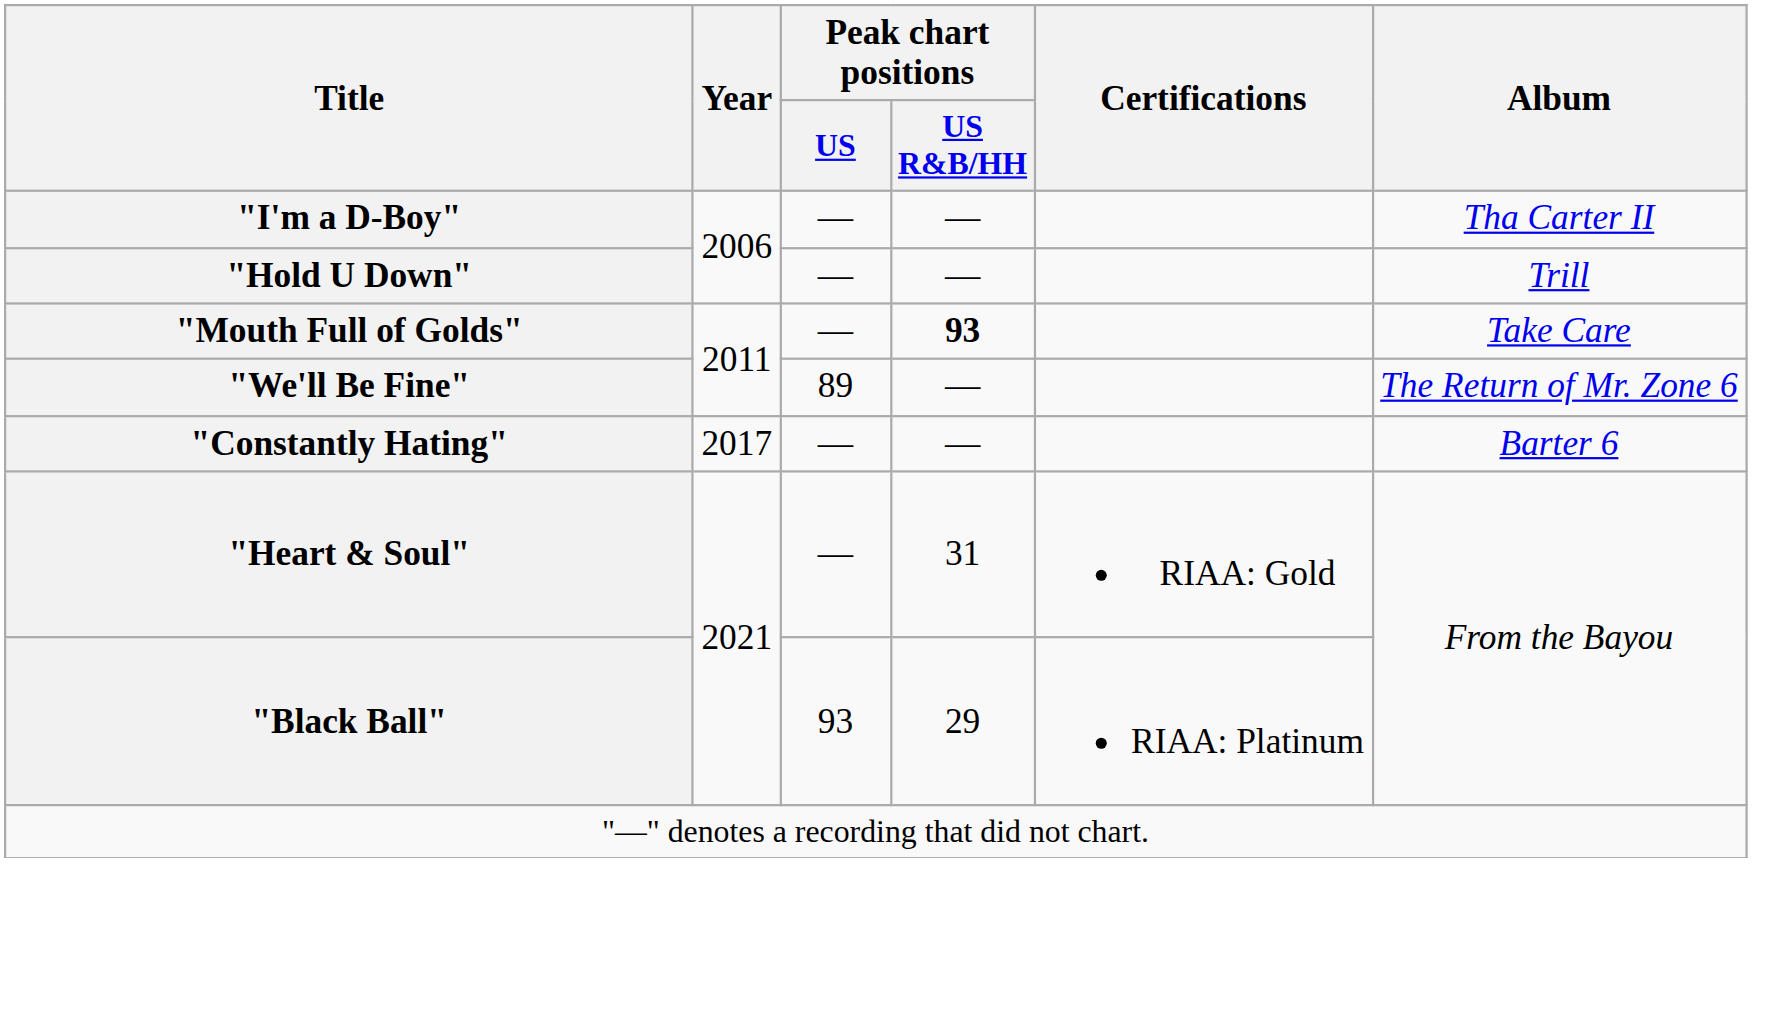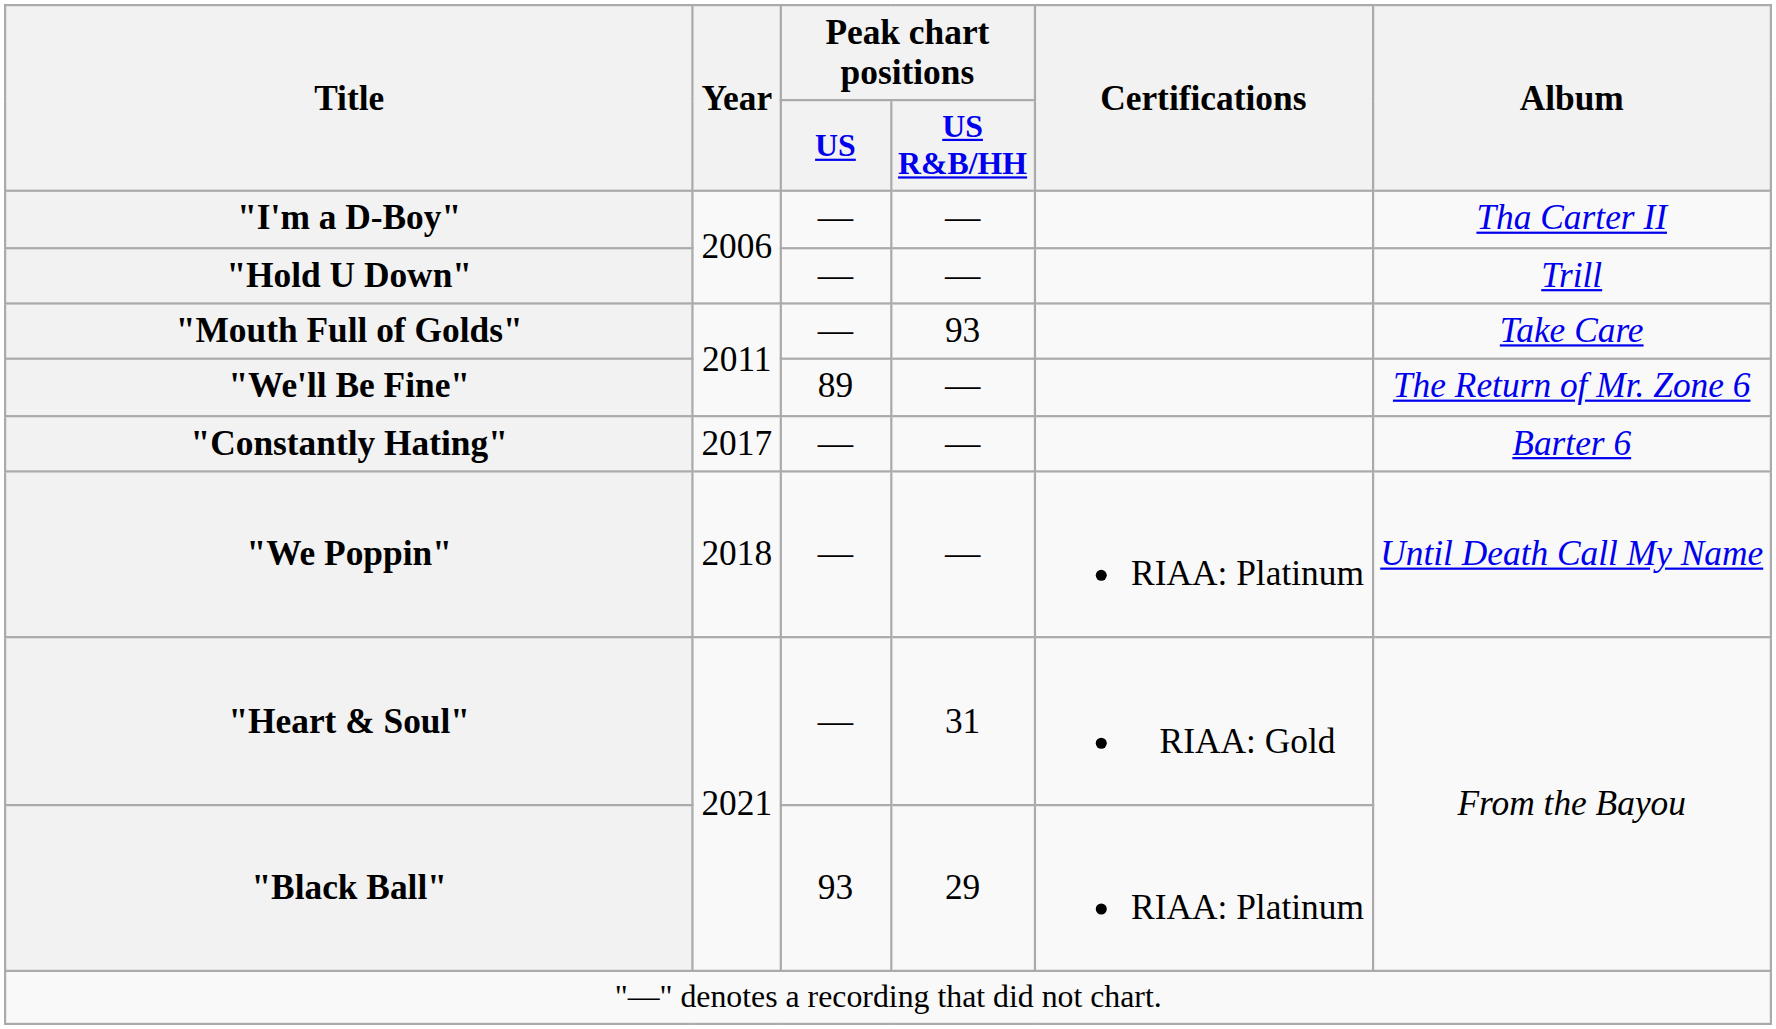(963, 330) bold -> (963, 330) normal
+ row: (349, 554)
